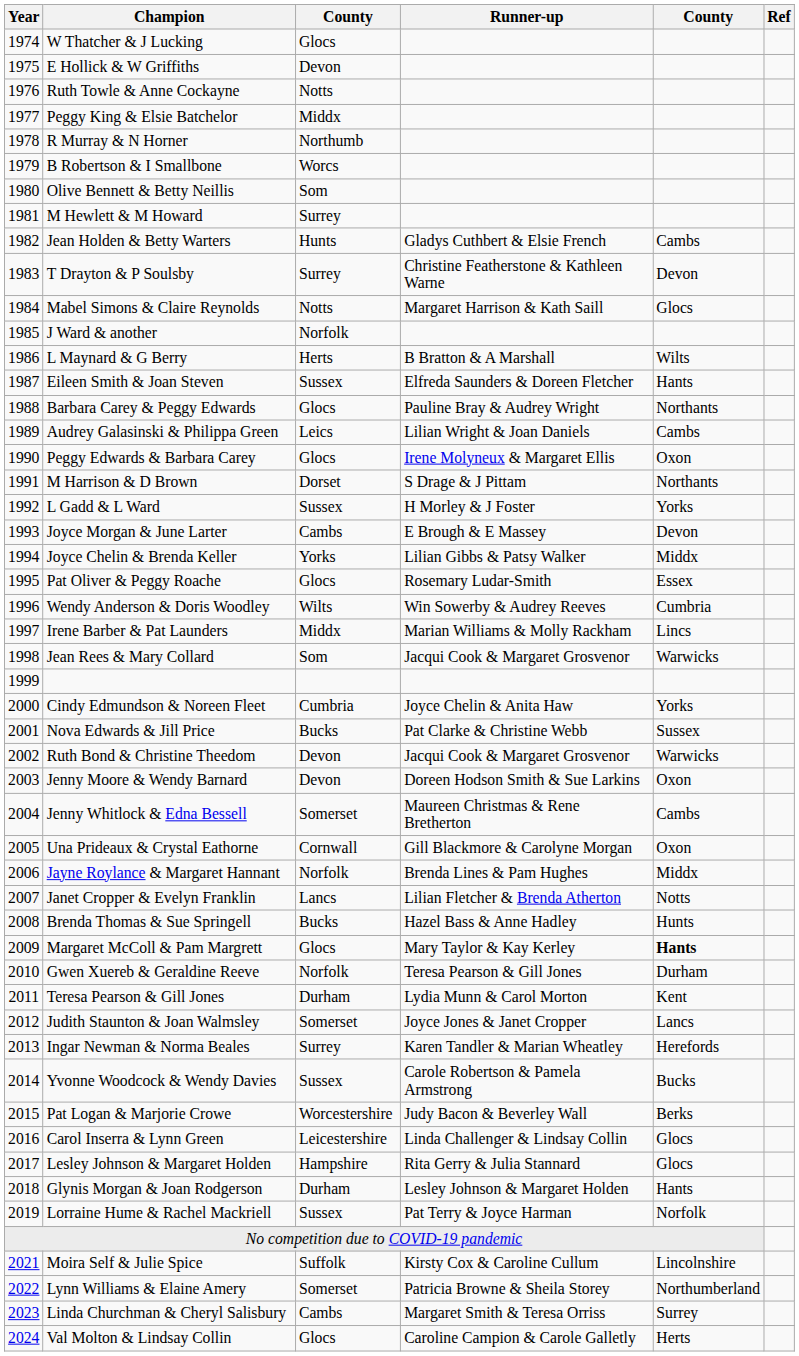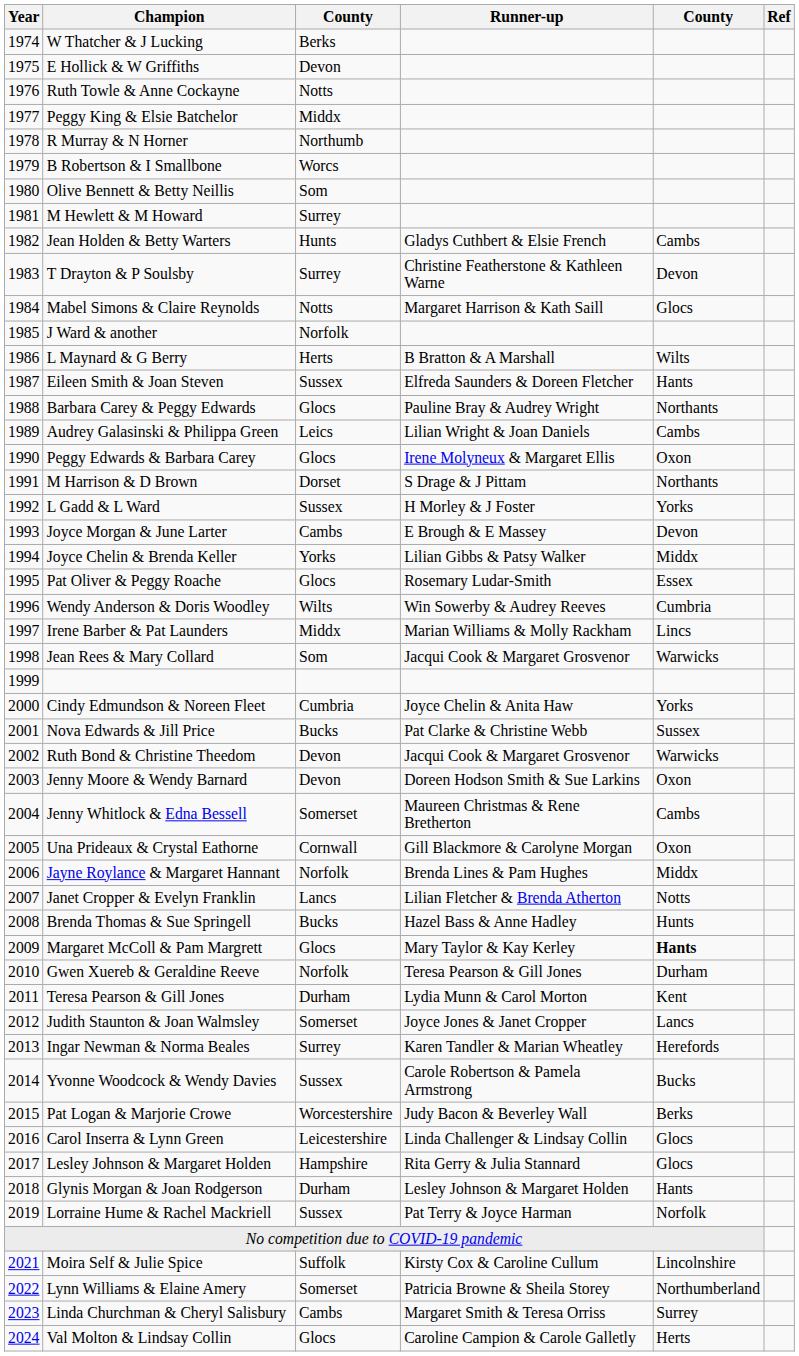(317, 41) Glocs -> (317, 41) Berks
